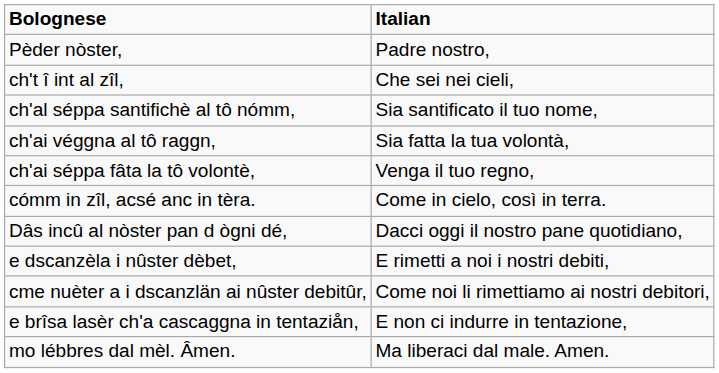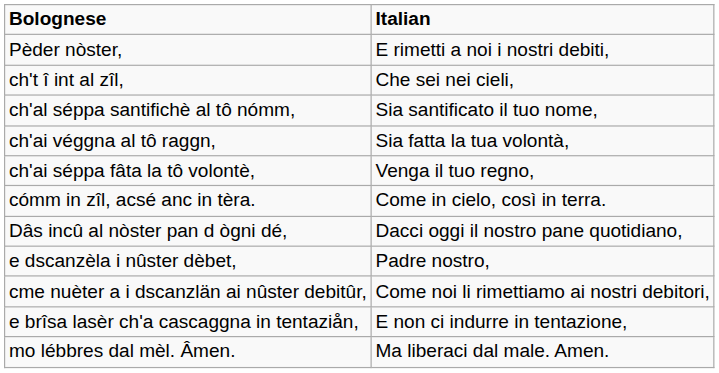(433, 49) Padre nostro, -> (492, 49) E rimetti a noi i nostri debiti,
(492, 261) E rimetti a noi i nostri debiti, -> (433, 261) Padre nostro,
